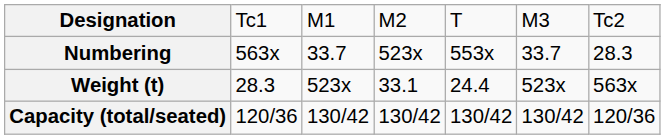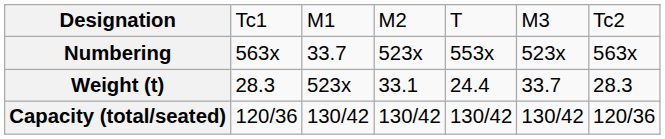(541, 52) 33.7 -> (544, 52) 523x
(613, 52) 28.3 -> (615, 52) 563x
(544, 85) 523x -> (541, 85) 33.7
(615, 85) 563x -> (613, 85) 28.3
